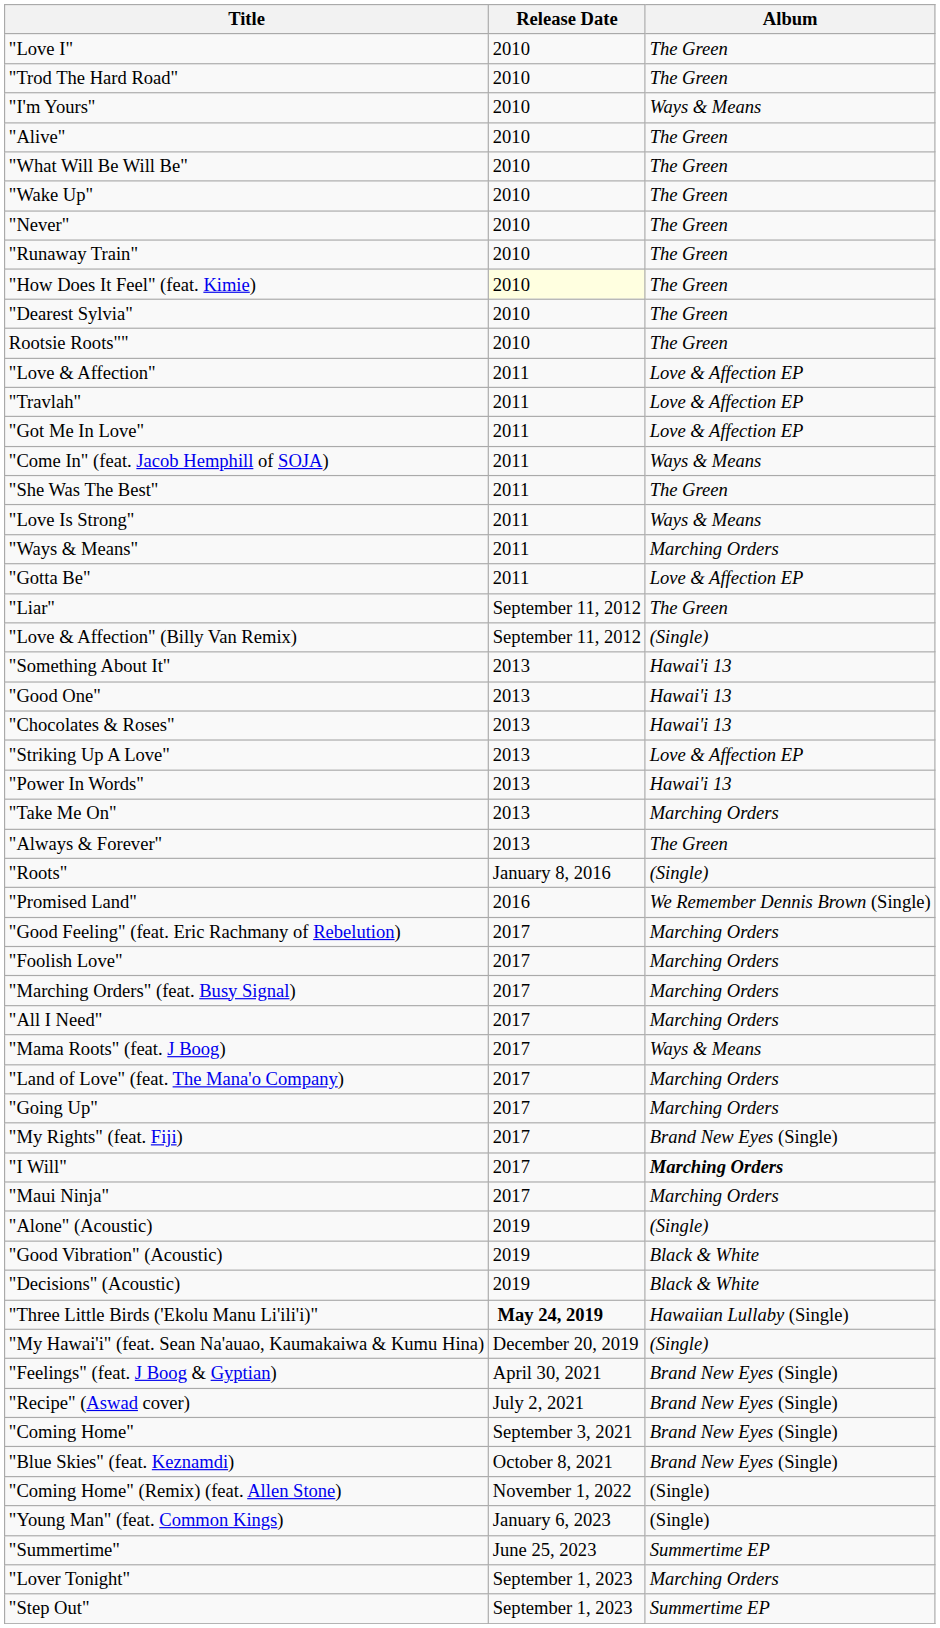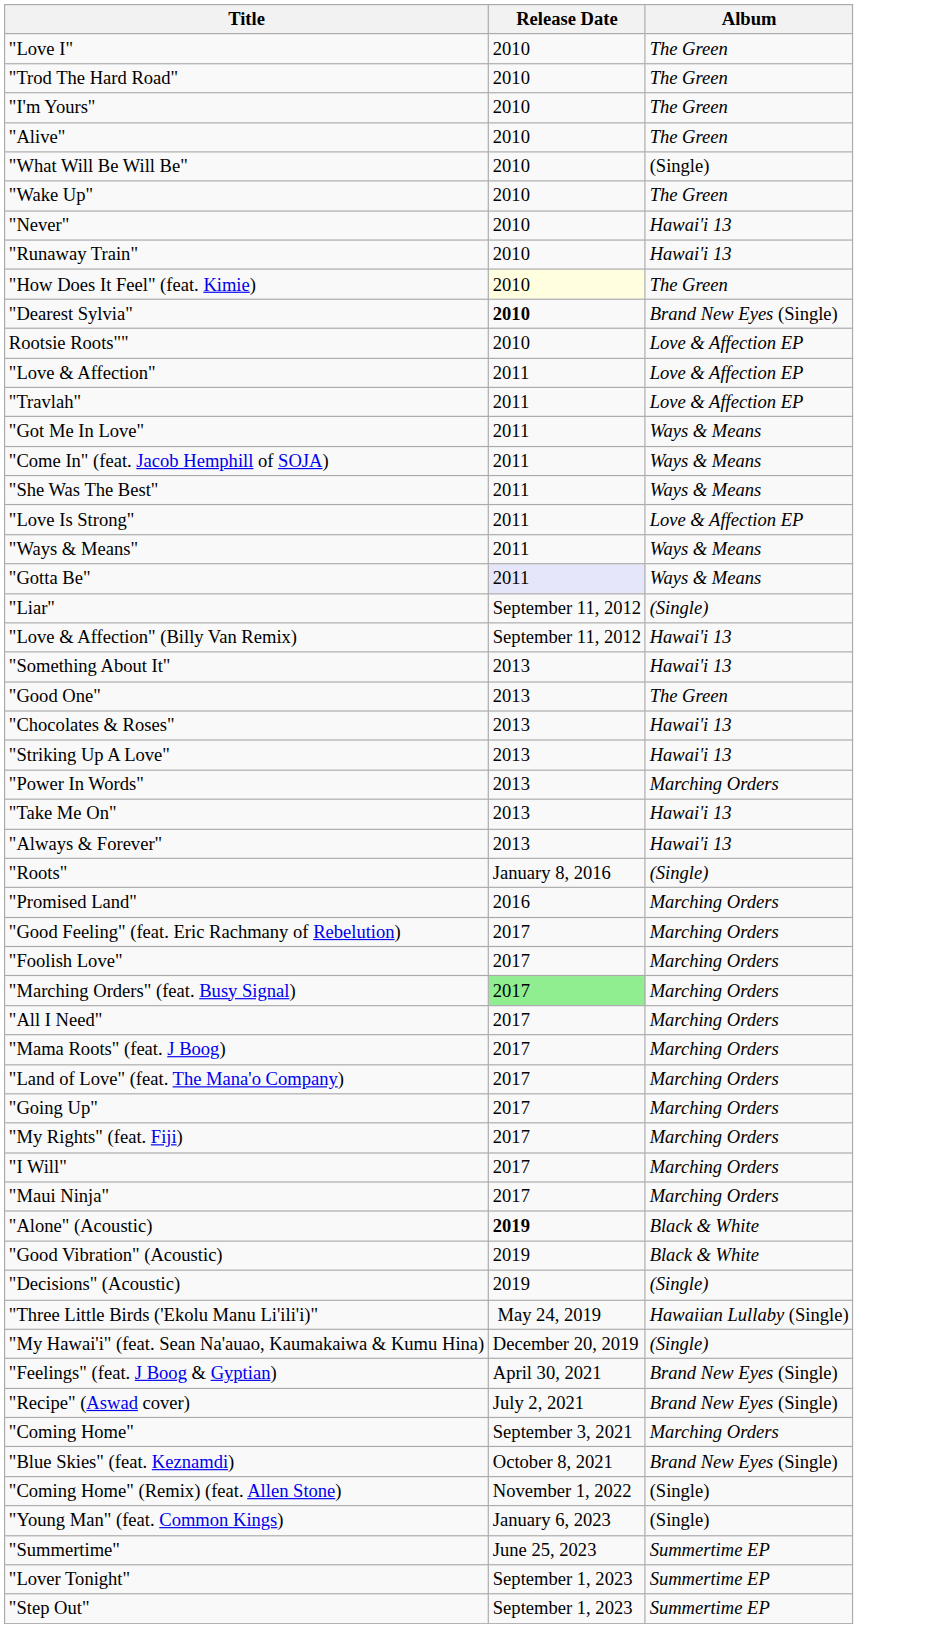(705, 107) Ways & Means -> (689, 107) The Green
(689, 166) The Green -> (680, 166) (Single)
(689, 225) The Green -> (691, 225) Hawai'i 13
(689, 254) The Green -> (691, 254) Hawai'i 13
(511, 313) normal -> (511, 313) bold
(689, 313) The Green -> (744, 313) Brand New Eyes (Single)
(689, 343) The Green -> (727, 343) Love & Affection EP
(727, 431) Love & Affection EP -> (705, 431) Ways & Means
(689, 490) The Green -> (705, 490) Ways & Means
(705, 519) Ways & Means -> (727, 519) Love & Affection EP
(714, 549) Marching Orders -> (705, 549) Ways & Means
(511, 578) no background -> (511, 578) lavender background
(727, 578) Love & Affection EP -> (705, 578) Ways & Means
(689, 607) The Green -> (679, 607) (Single)
(679, 637) (Single) -> (691, 637) Hawai'i 13
(691, 696) Hawai'i 13 -> (689, 696) The Green
(727, 755) Love & Affection EP -> (691, 755) Hawai'i 13
(691, 784) Hawai'i 13 -> (714, 784) Marching Orders
(714, 813) Marching Orders -> (691, 813) Hawai'i 13
(689, 843) The Green -> (691, 843) Hawai'i 13
(790, 902) We Remember Dennis Brown (Single) -> (714, 902) Marching Orders
(511, 990) no background -> (511, 990) lightgreen background
(705, 1049) Ways & Means -> (714, 1049) Marching Orders
(744, 1137) Brand New Eyes (Single) -> (714, 1137) Marching Orders
(716, 1167) bold -> (714, 1167) normal
(511, 1226) normal -> (511, 1226) bold
(679, 1226) (Single) -> (704, 1226) Black & White
(704, 1284) Black & White -> (679, 1284) (Single)
(548, 1314) bold -> (547, 1314) normal
(744, 1432) Brand New Eyes (Single) -> (714, 1432) Marching Orders
(714, 1579) Marching Orders -> (710, 1579) Summertime EP
